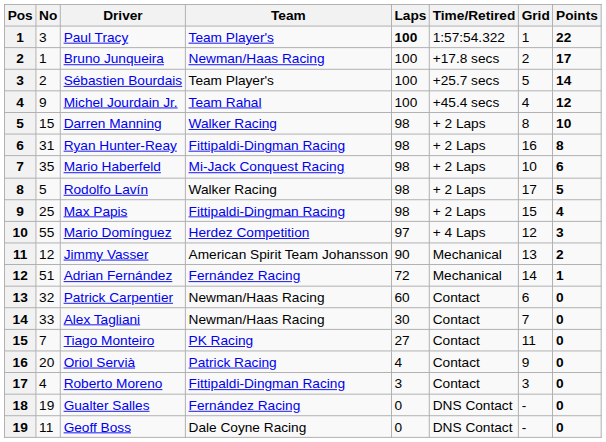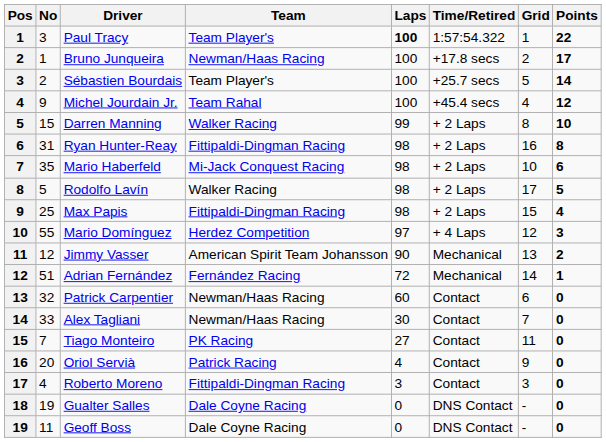(402, 124) 98 -> (402, 124) 99
(244, 405) Fernández Racing -> (247, 405) Dale Coyne Racing
